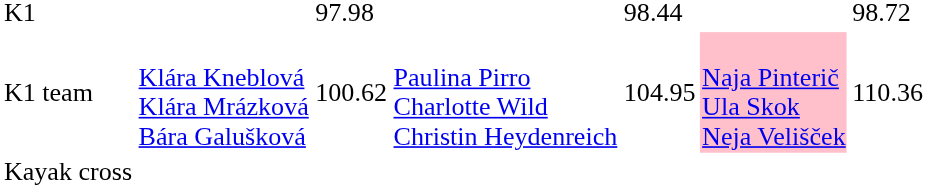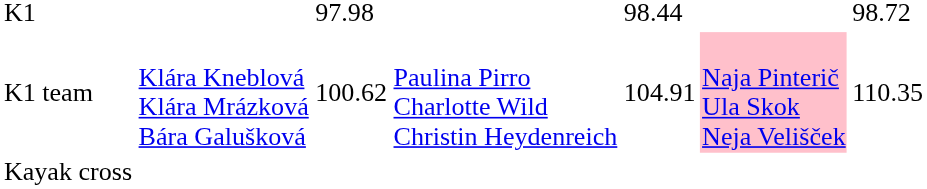(660, 92) 104.95 -> (660, 92) 104.91
(888, 92) 110.36 -> (888, 92) 110.35
